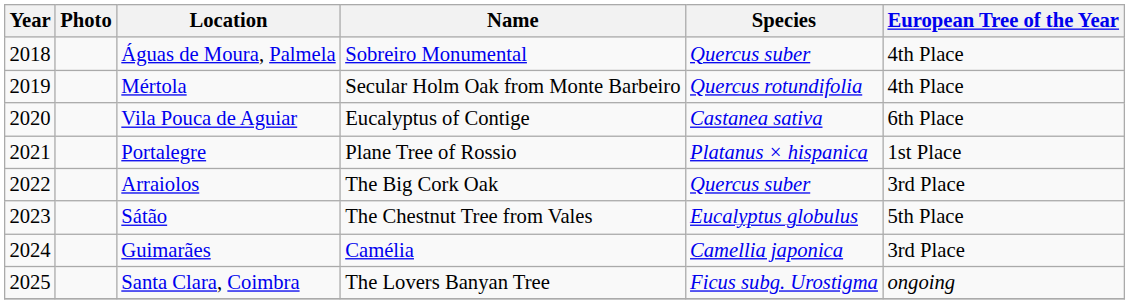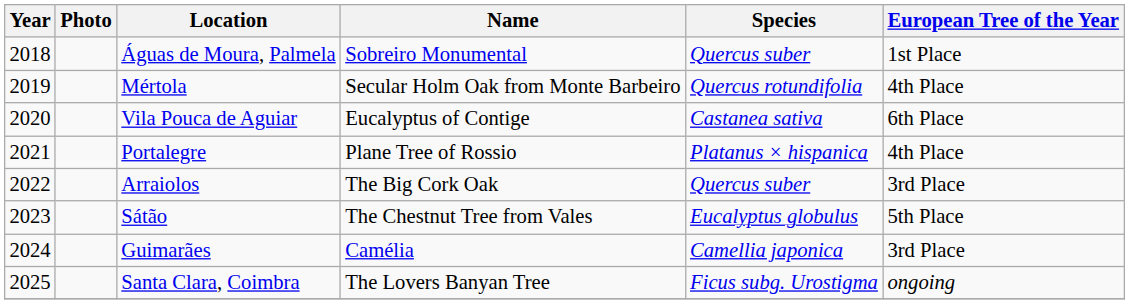(926, 53) 4th Place -> (924, 53) 1st Place
(924, 151) 1st Place -> (926, 151) 4th Place
